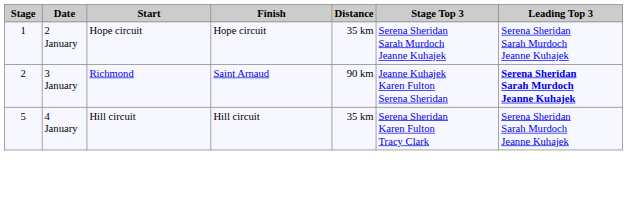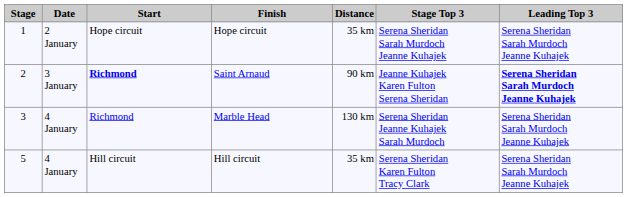(112, 73) normal -> (113, 73) bold
+ row: (242, 116)
